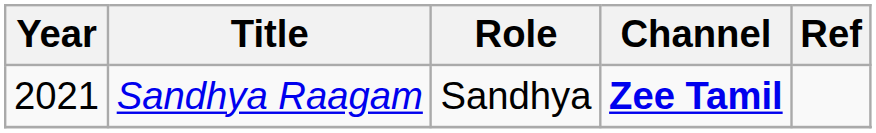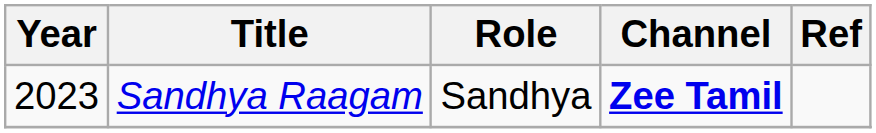(57, 95) 2021 -> (57, 95) 2023
